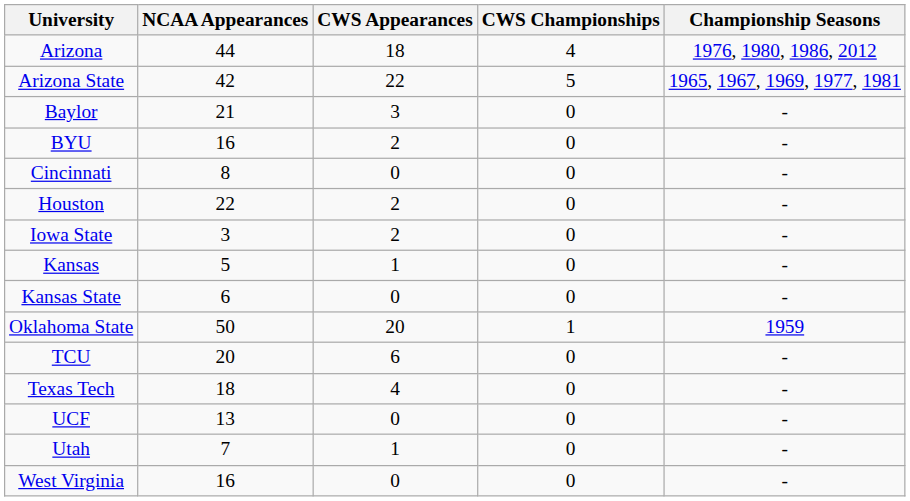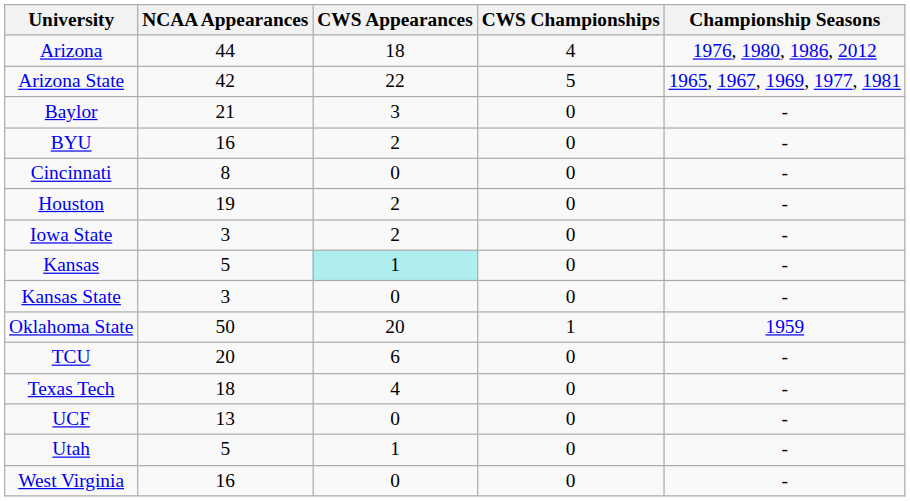(225, 204) 22 -> (225, 204) 19
(395, 265) no background -> (395, 265) paleturquoise background
(225, 296) 6 -> (225, 296) 3
(225, 449) 7 -> (225, 449) 5
